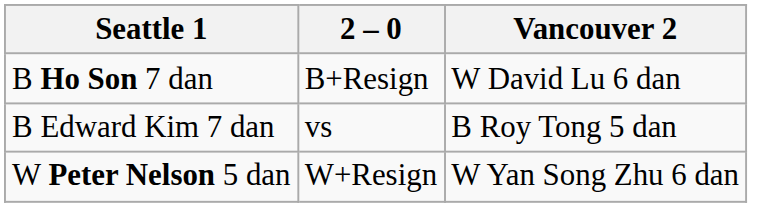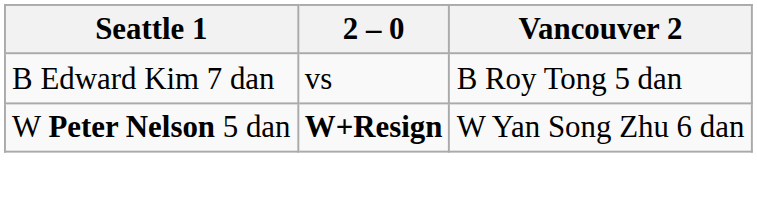- row: (112, 77)
(371, 175) normal -> (374, 126) bold
